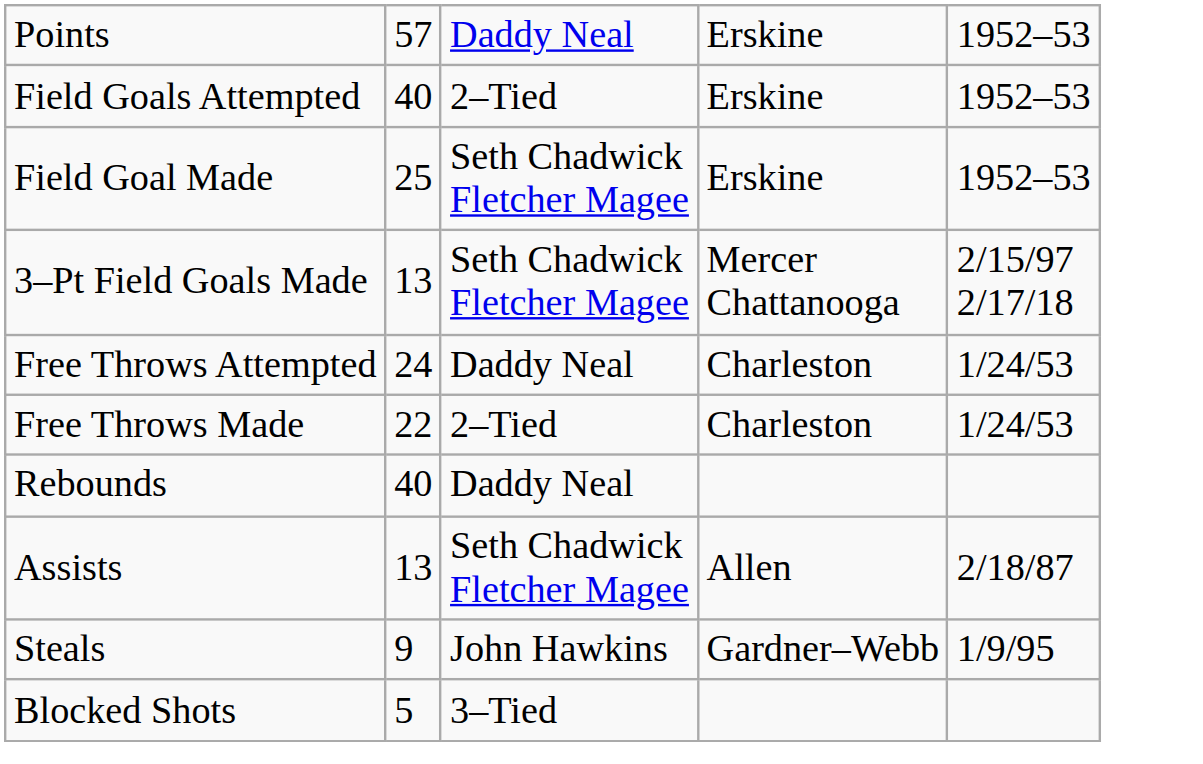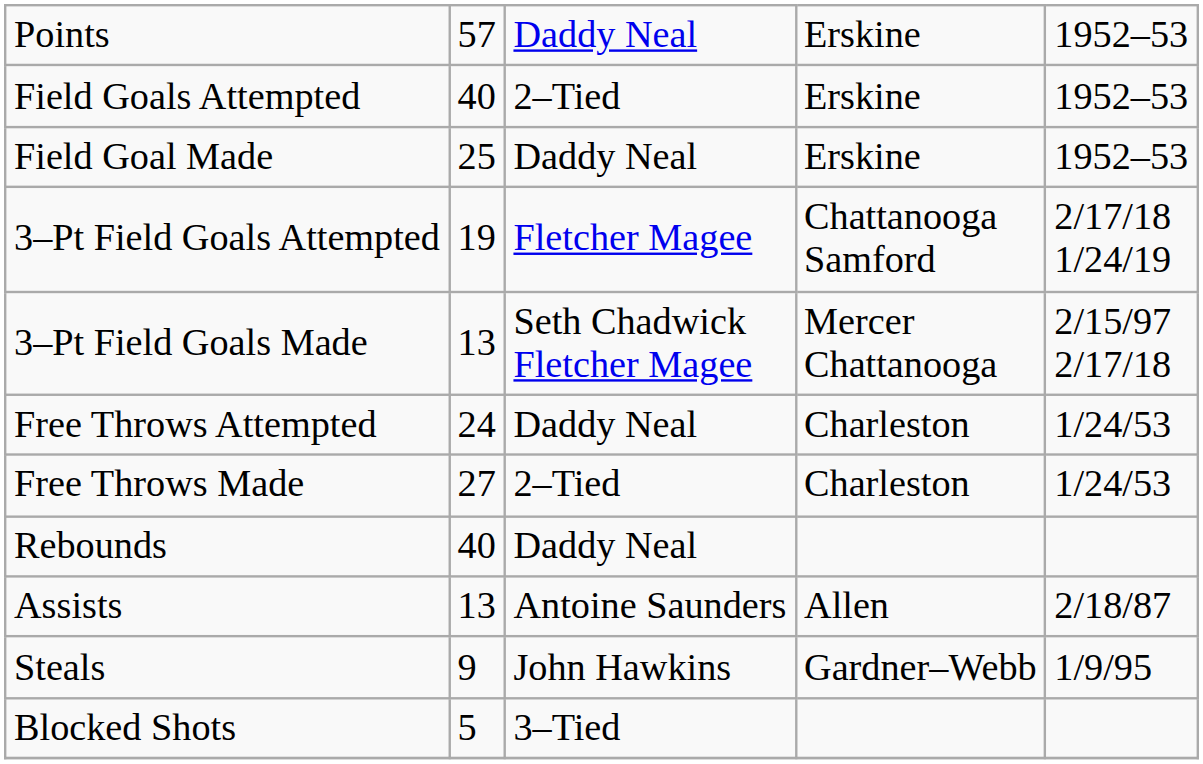(569, 177) Seth Chadwick Fletcher Magee -> (605, 156) Daddy Neal
+ row: (227, 238)
(413, 424) 22 -> (477, 484) 27
(569, 566) Seth Chadwick Fletcher Magee -> (650, 606) Antoine Saunders
